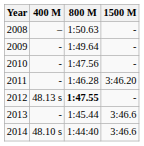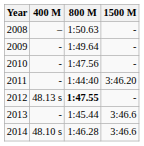(83, 81) 1:46.28 -> (83, 81) 1:44:40
(83, 132) 1:44:40 -> (83, 132) 1:46.28
